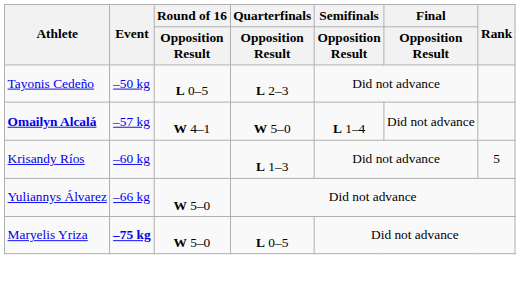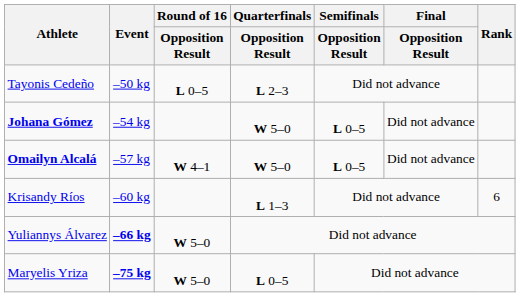+ row: (50, 121)
(349, 129) L 1–4 -> (349, 167) L 0–5
(497, 159) 5 -> (497, 197) 6
(132, 197) normal -> (132, 235) bold
